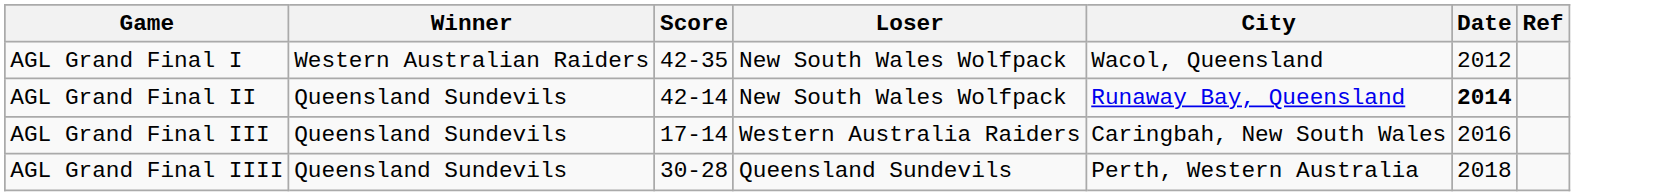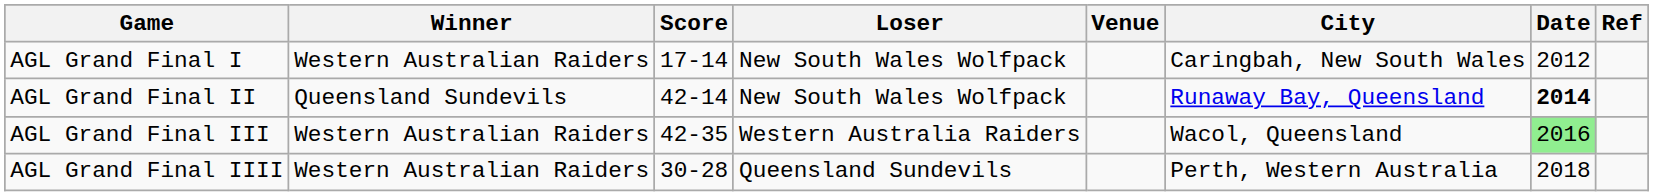+ column: (1125, 23)
(694, 60) 42-35 -> (694, 60) 17-14
(1207, 60) Wacol, Queensland -> (1348, 60) Caringbah, New South Wales
(431, 135) Queensland Sundevils -> (472, 135) Western Australian Raiders
(694, 135) 17-14 -> (694, 135) 42-35
(1269, 135) Caringbah, New South Wales -> (1286, 135) Wacol, Queensland
(1484, 135) no background -> (1563, 135) lightgreen background
(431, 172) Queensland Sundevils -> (472, 172) Western Australian Raiders
